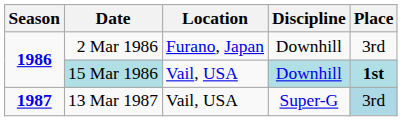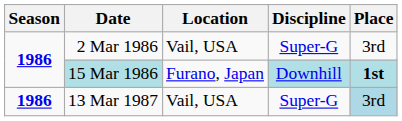(215, 45) Furano, Japan -> (202, 45) Vail, USA
(309, 45) Downhill -> (309, 45) Super-G
(202, 73) Vail, USA -> (215, 73) Furano, Japan
(34, 101) 1987 -> (34, 101) 1986
